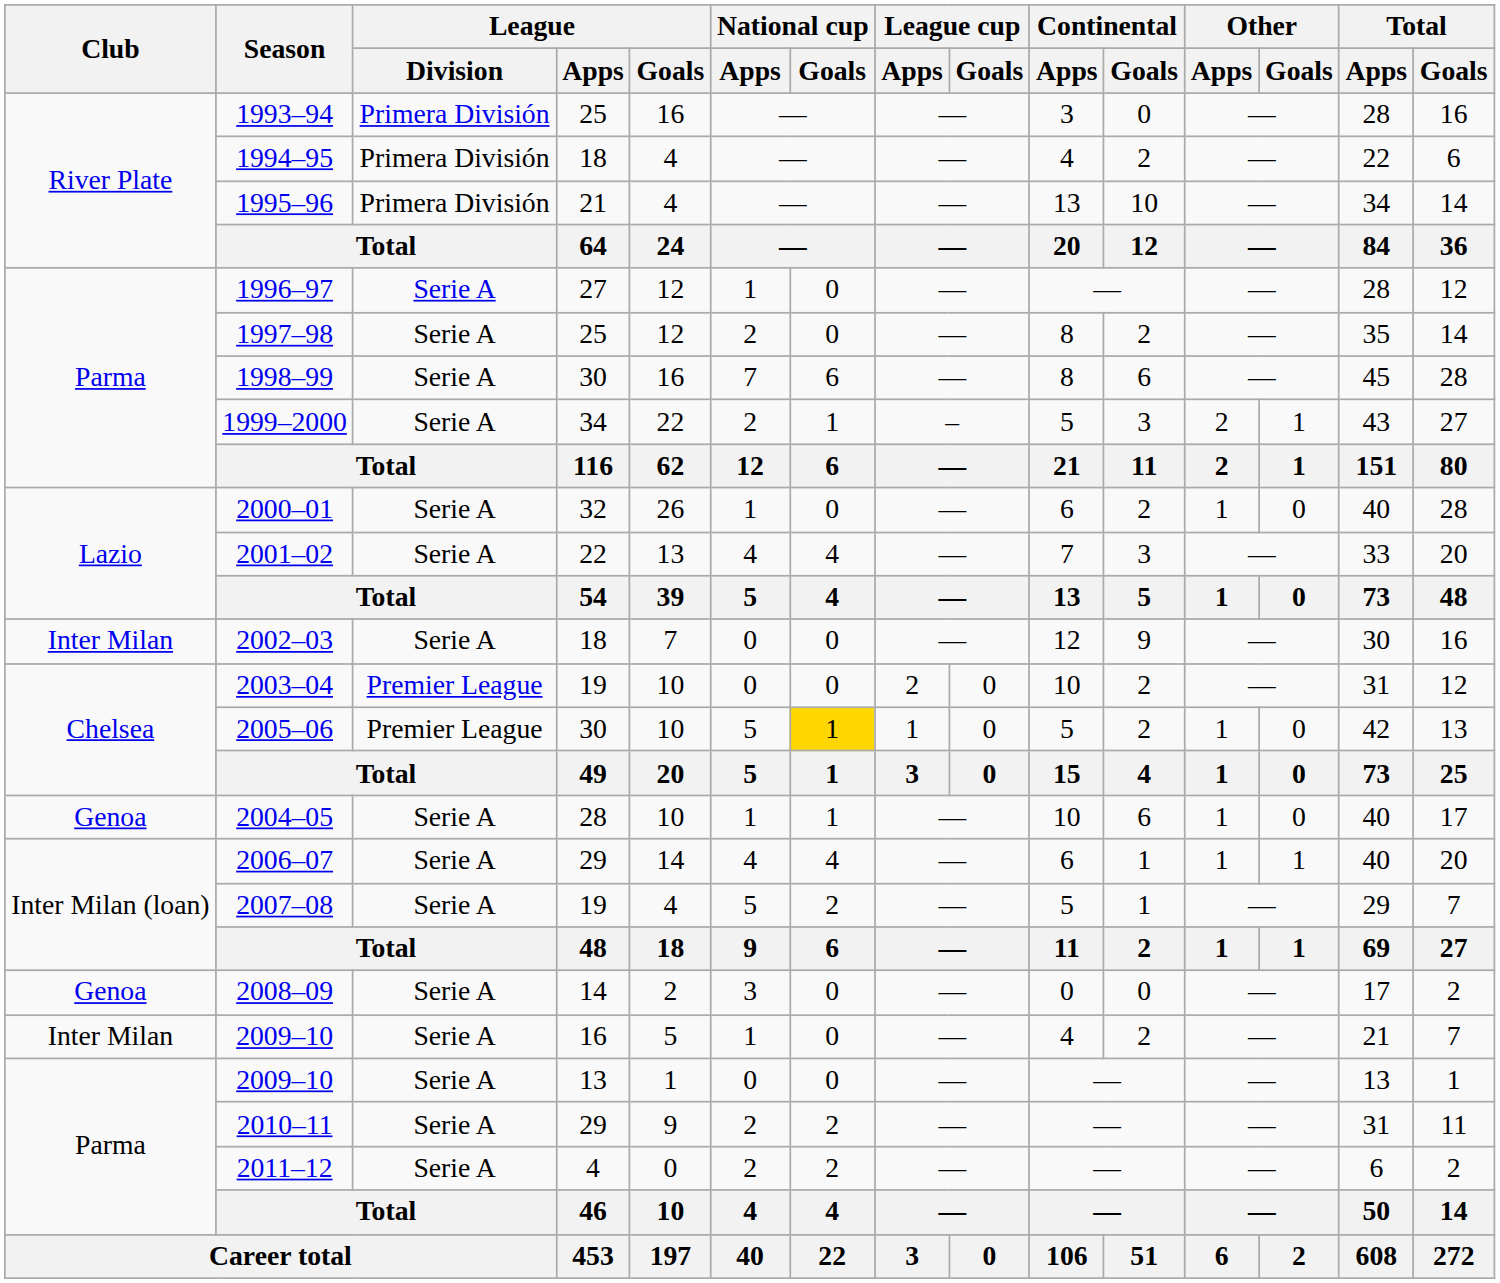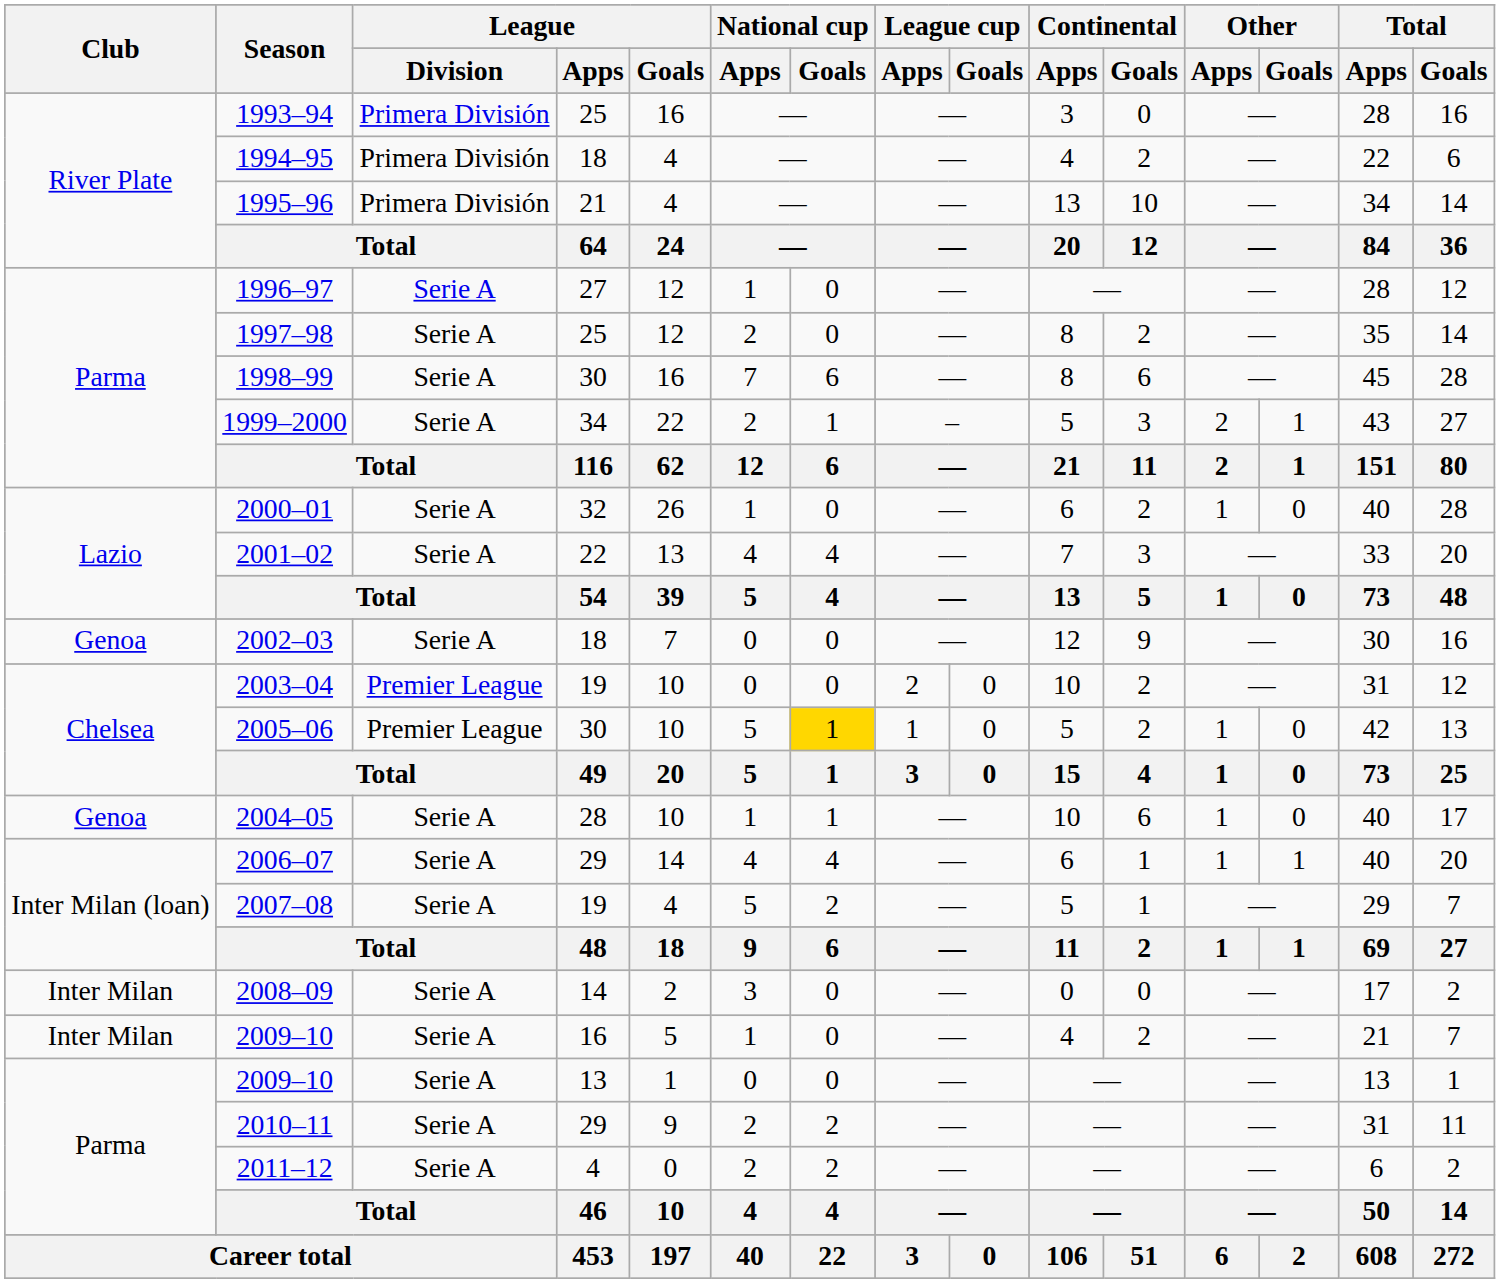(110, 641) Inter Milan -> (110, 641) Genoa
(110, 992) Genoa -> (110, 992) Inter Milan
